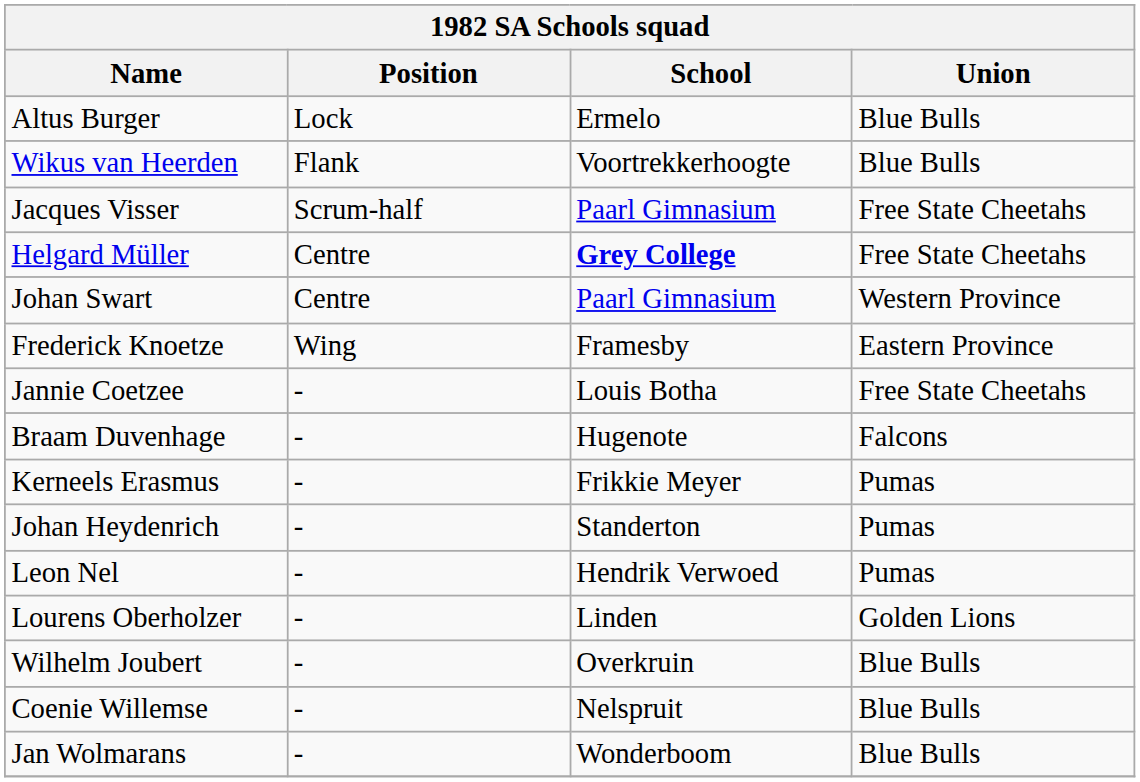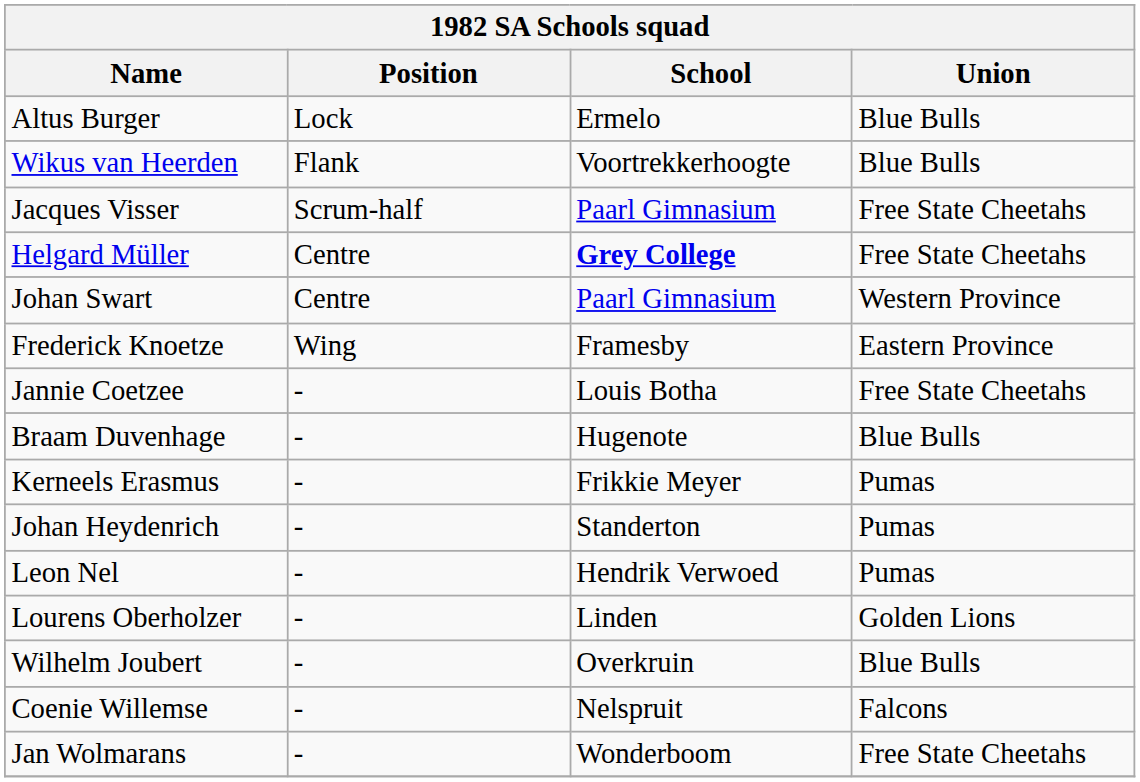(903, 436) Falcons -> (919, 436) Blue Bulls
(919, 708) Blue Bulls -> (903, 708) Falcons
(919, 753) Blue Bulls -> (972, 753) Free State Cheetahs
